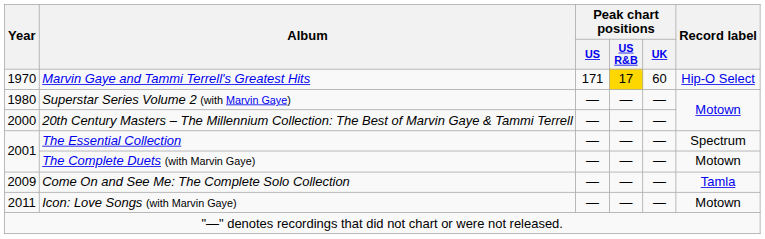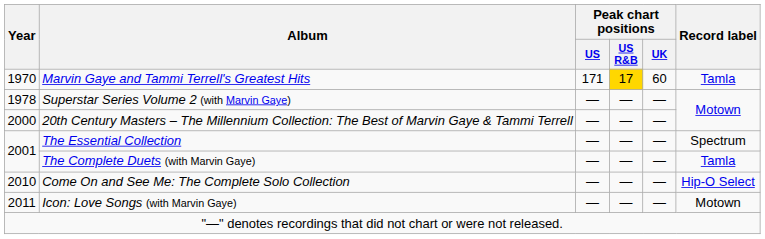(718, 79) Hip-O Select -> (718, 79) Tamla
(22, 99) 1980 -> (22, 99) 1978
(718, 161) Motown -> (718, 161) Tamla
(22, 182) 2009 -> (22, 182) 2010
(718, 182) Tamla -> (718, 182) Hip-O Select
